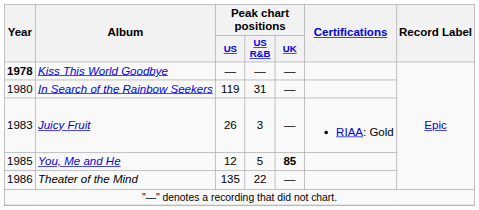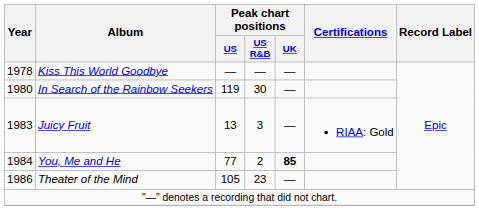(20, 71) bold -> (20, 71) normal
(260, 89) 31 -> (260, 89) 30
(230, 125) 26 -> (230, 125) 13
(20, 161) 1985 -> (20, 161) 1984
(230, 161) 12 -> (230, 161) 77
(260, 161) 5 -> (260, 161) 2
(230, 180) 135 -> (230, 180) 105
(260, 180) 22 -> (260, 180) 23
